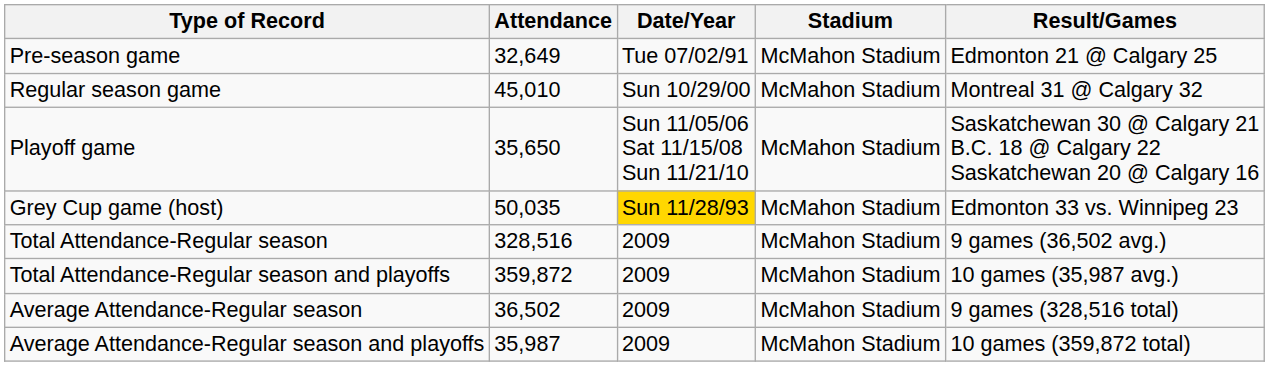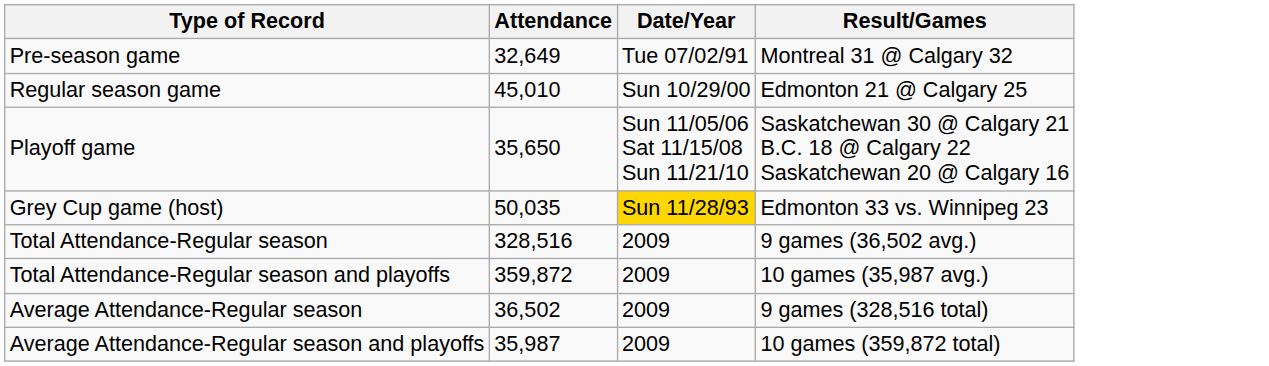- column: (850, 21)
(1084, 55) Edmonton 21 @ Calgary 25 -> (887, 55) Montreal 31 @ Calgary 32
(1077, 90) Montreal 31 @ Calgary 32 -> (894, 90) Edmonton 21 @ Calgary 25
